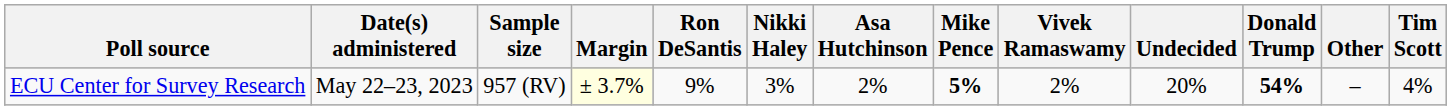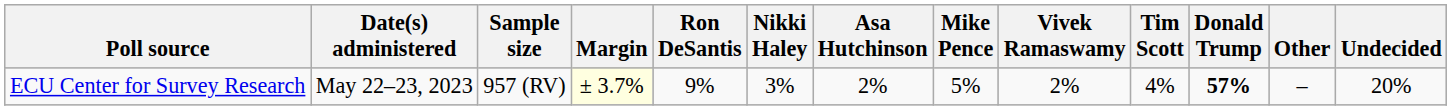columns swapped: (1418, 36) <-> (1186, 49)
(966, 85) bold -> (966, 85) normal
(1282, 85) 54% -> (1229, 85) 57%
